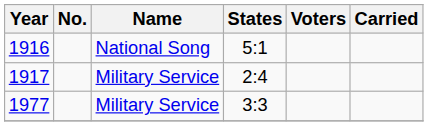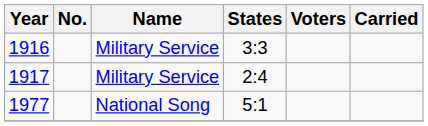(153, 47) National Song -> (157, 47) Military Service
(255, 47) 5:1 -> (255, 47) 3:3
(157, 105) Military Service -> (153, 105) National Song
(255, 105) 3:3 -> (255, 105) 5:1
